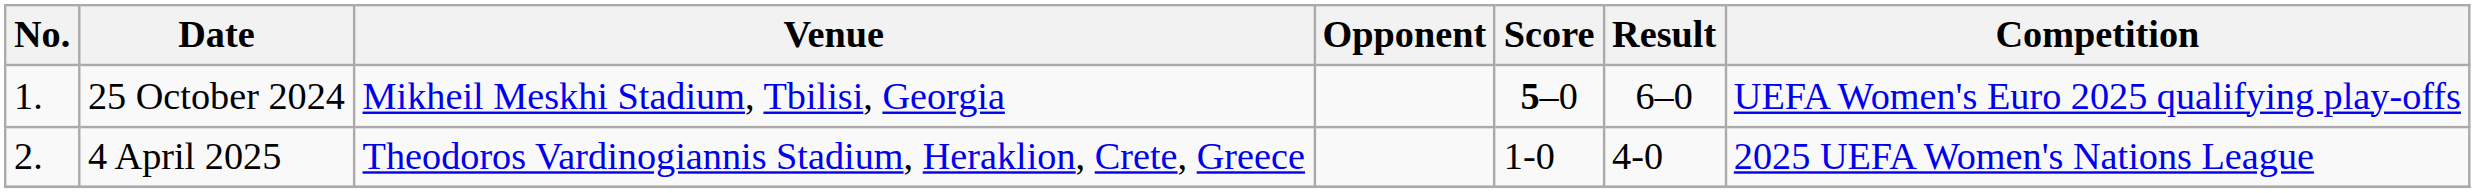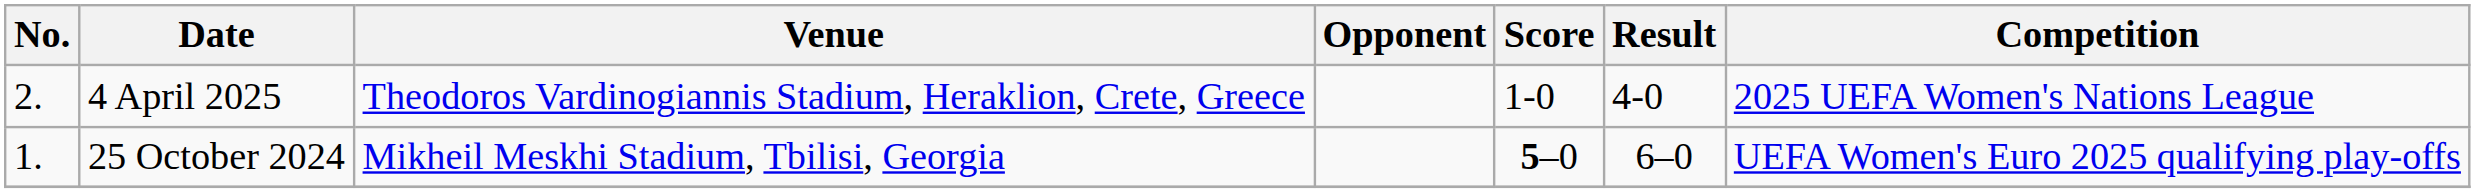rows swapped: (216, 95) <-> (185, 156)
